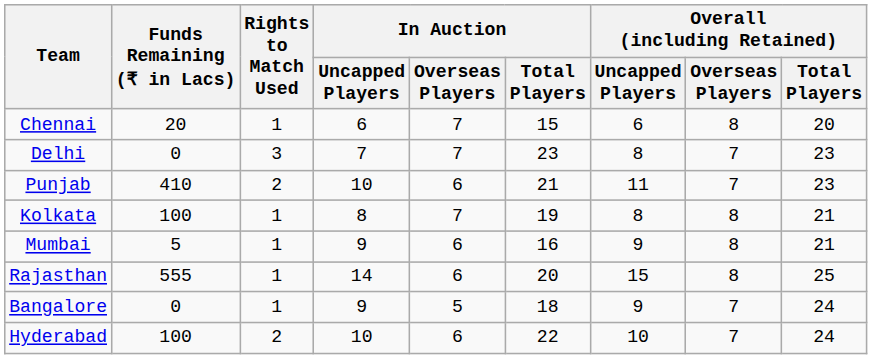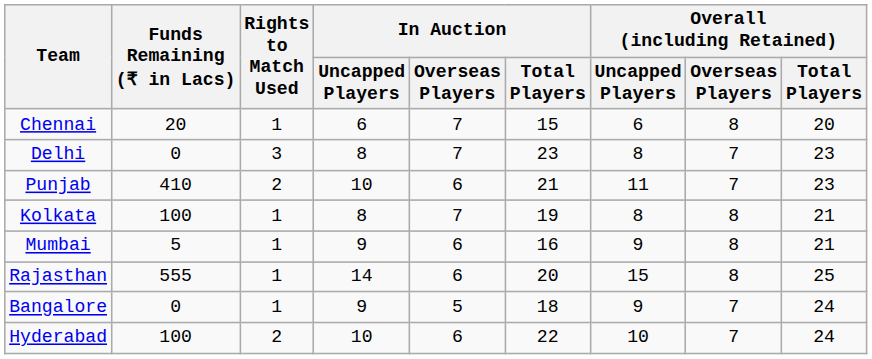(362, 155) 7 -> (362, 155) 8
